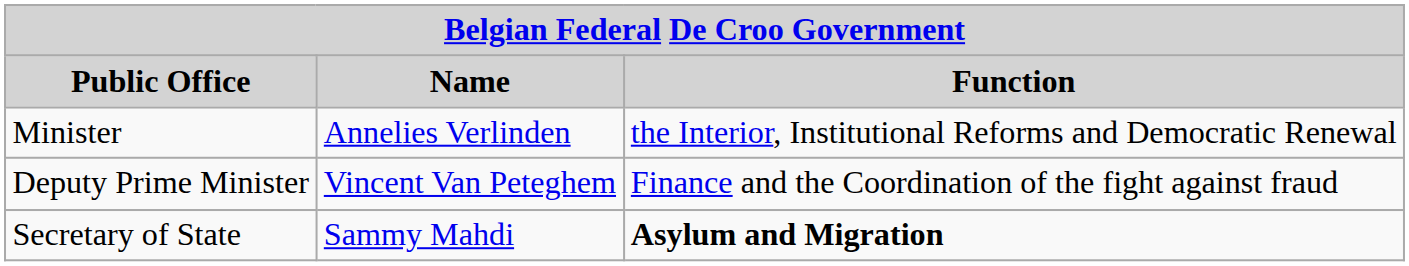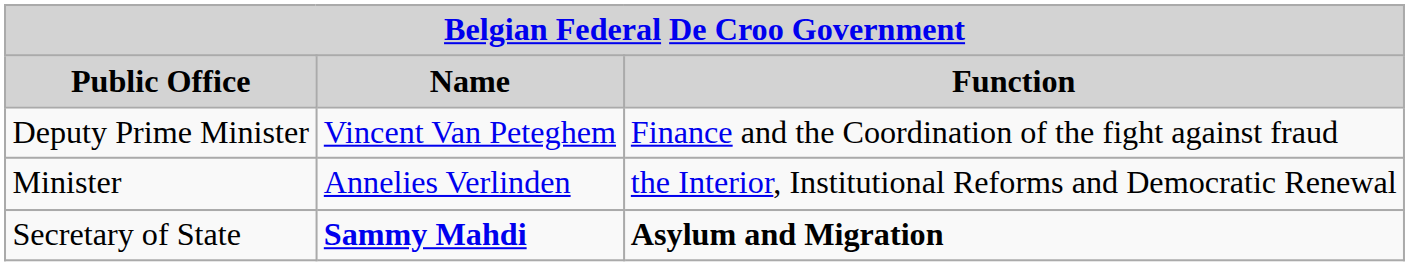rows swapped: (161, 183) <-> (67, 132)
(419, 234) normal -> (425, 234) bold
